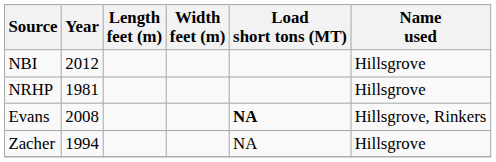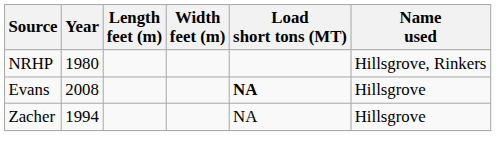- row: (23, 63)
(82, 90) 1981 -> (82, 63) 1980
(390, 90) Hillsgrove -> (420, 63) Hillsgrove, Rinkers
(420, 116) Hillsgrove, Rinkers -> (390, 90) Hillsgrove
